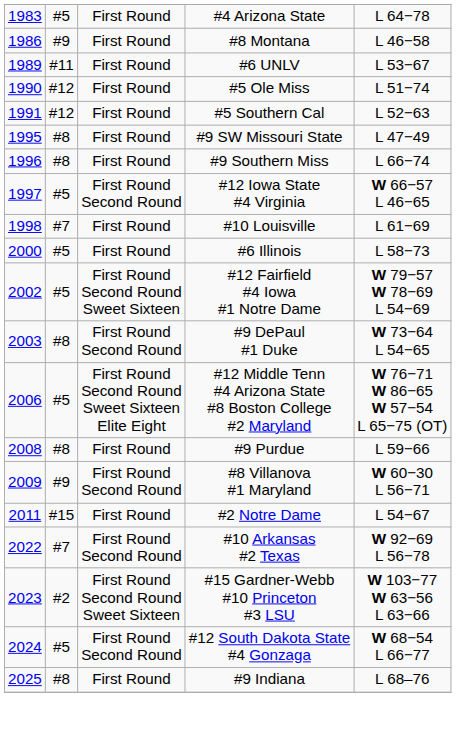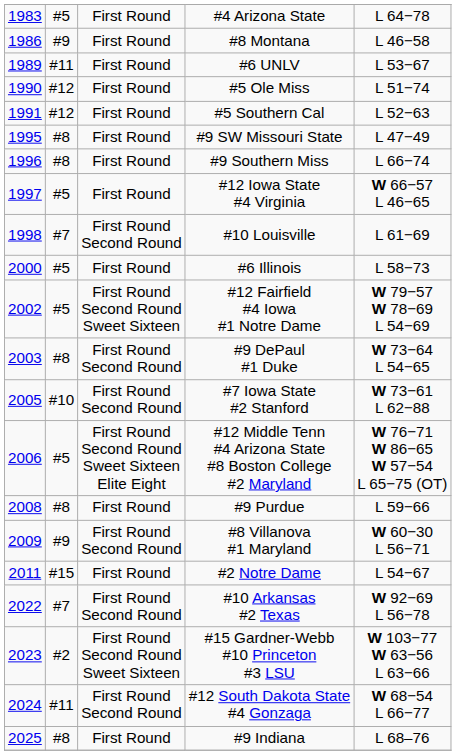(131, 193) First Round Second Round -> (131, 193) First Round
(131, 226) First Round -> (131, 235) First Round Second Round
+ row: (269, 399)
(61, 647) #5 -> (61, 705) #11
